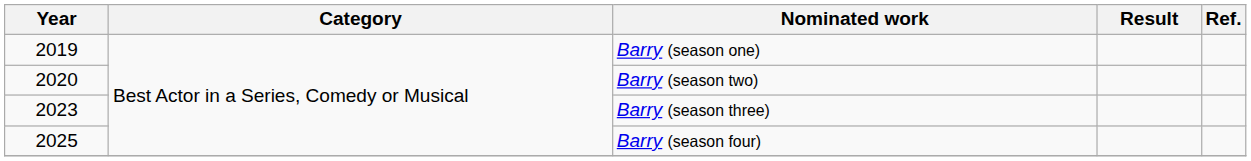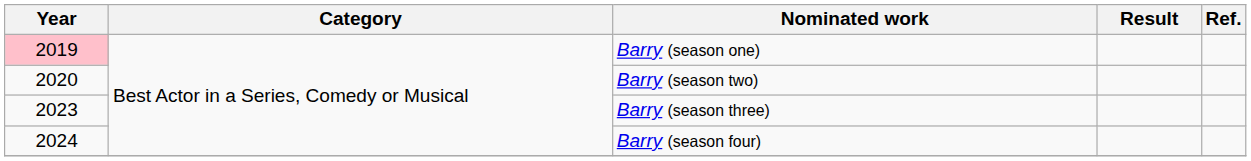(57, 49) no background -> (57, 49) pink background
(57, 140) 2025 -> (57, 140) 2024
